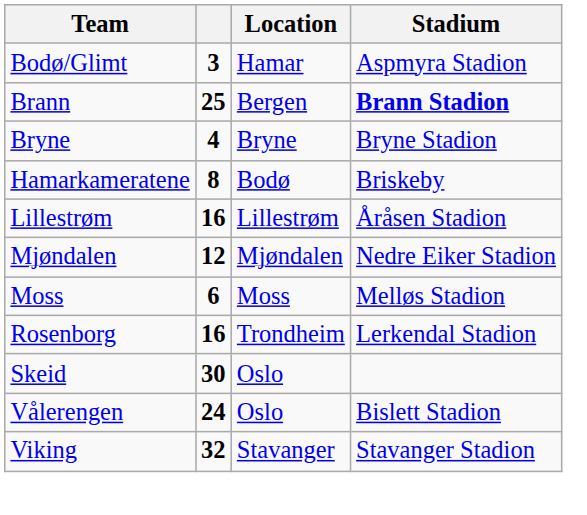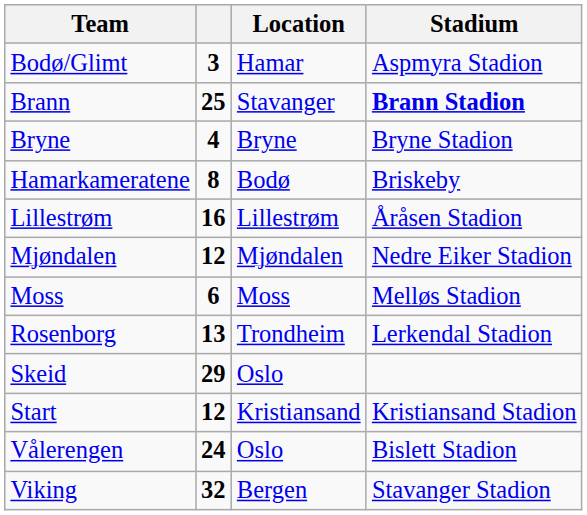(272, 101) Bergen -> (286, 101) Stavanger
(213, 334) 16 -> (213, 334) 13
(213, 373) 30 -> (213, 373) 29
+ row: (34, 412)
(286, 450) Stavanger -> (272, 489) Bergen
